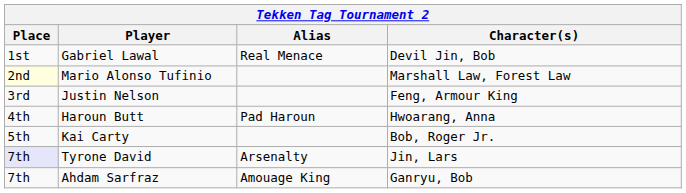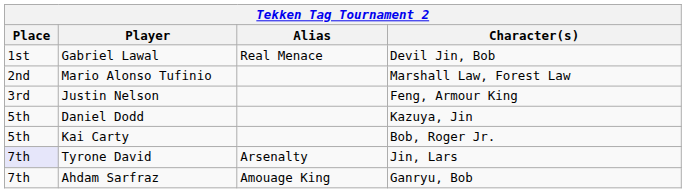(19, 76) lightyellow background -> (19, 76) no background
- row: (103, 116)
+ row: (103, 116)
